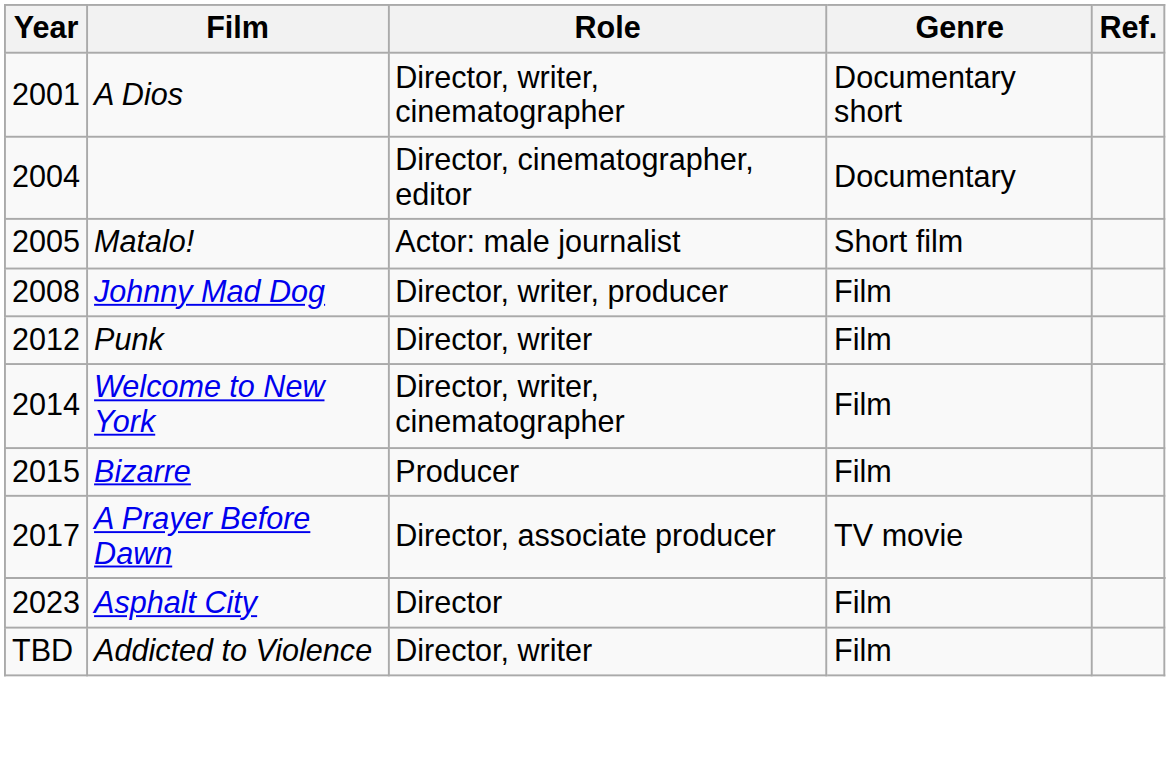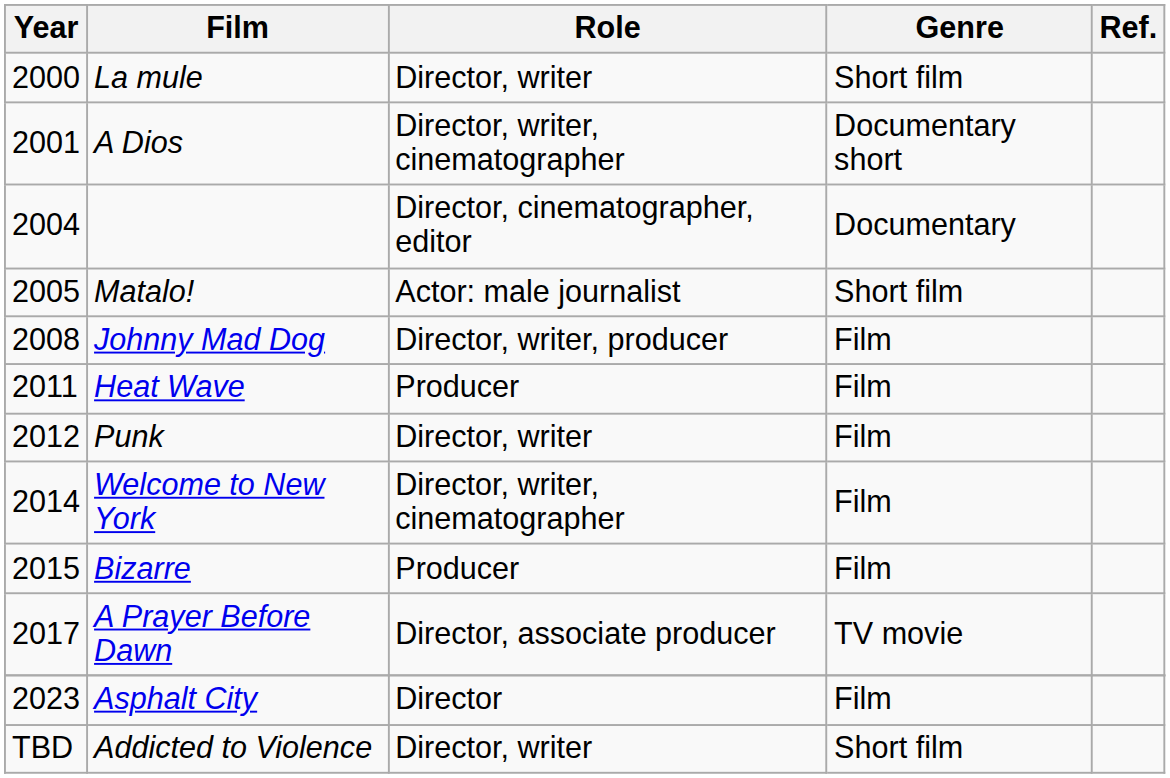+ row: (46, 77)
+ row: (45, 388)
(863, 650) Film -> (899, 747) Short film
